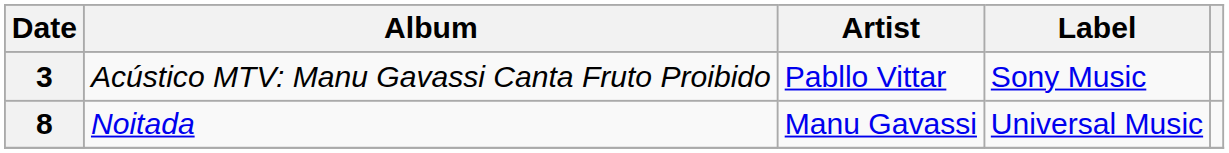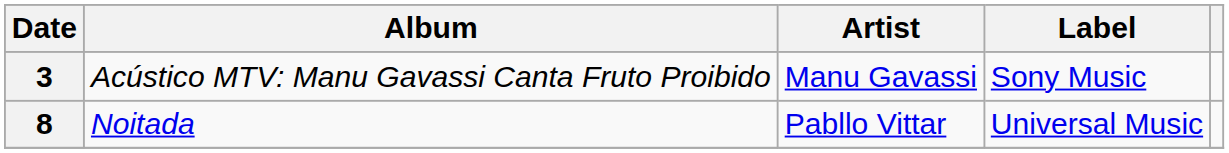(866, 76) Pabllo Vittar -> (881, 76) Manu Gavassi
(881, 123) Manu Gavassi -> (866, 123) Pabllo Vittar
